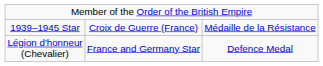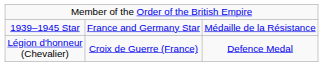(143, 27) Croix de Guerre (France) -> (143, 27) France and Germany Star
(143, 48) France and Germany Star -> (143, 48) Croix de Guerre (France)
